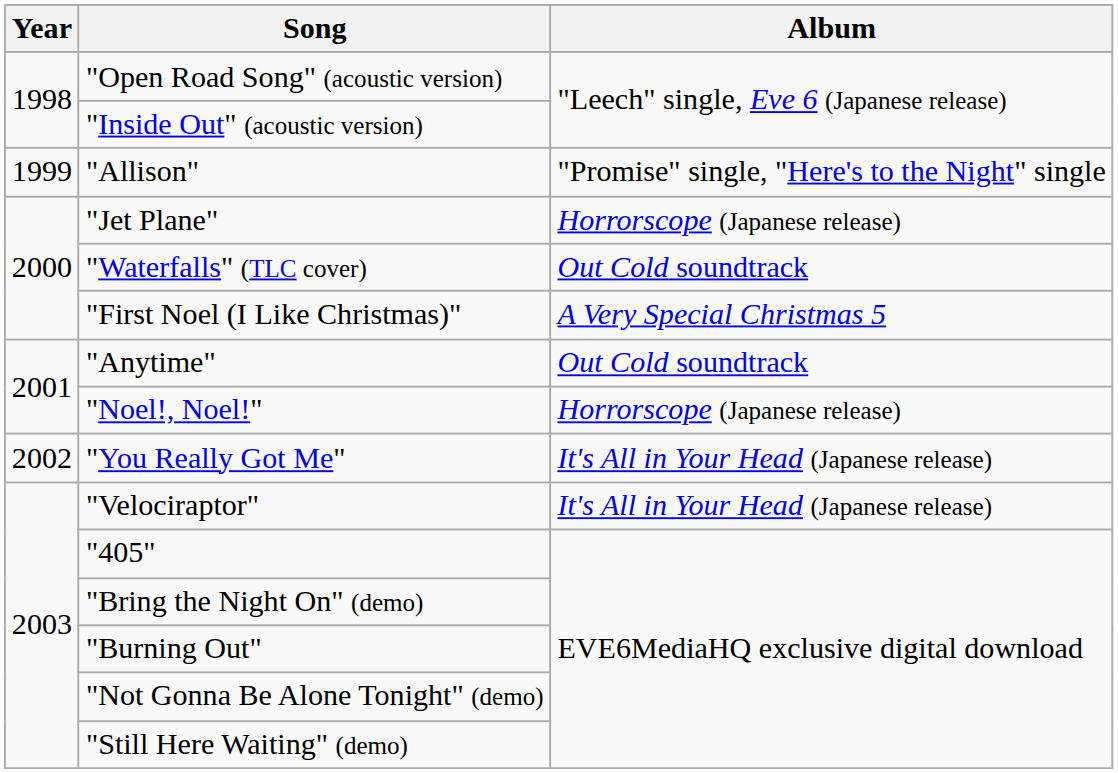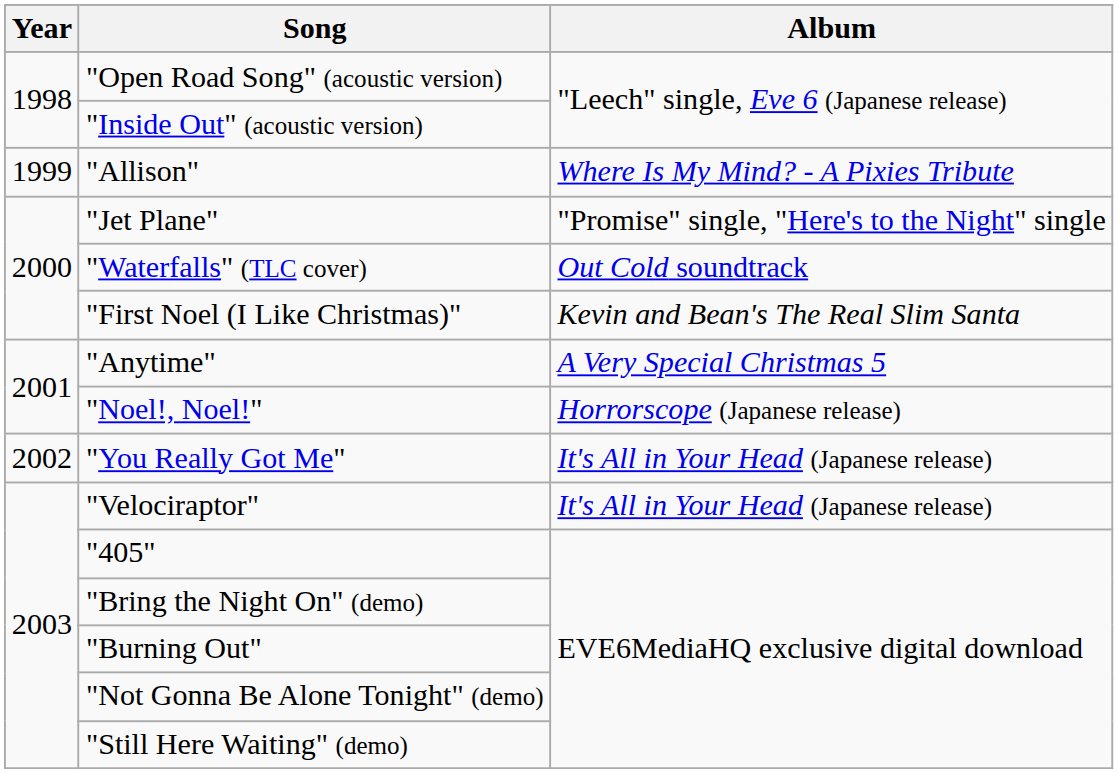(832, 171) "Promise" single, "Here's to the Night" single -> (786, 171) Where Is My Mind? - A Pixies Tribute
(729, 219) Horrorscope (Japanese release) -> (832, 219) "Promise" single, "Here's to the Night" single
(722, 314) A Very Special Christmas 5 -> (789, 314) Kevin and Bean's The Real Slim Santa
(683, 362) Out Cold soundtrack -> (722, 362) A Very Special Christmas 5
